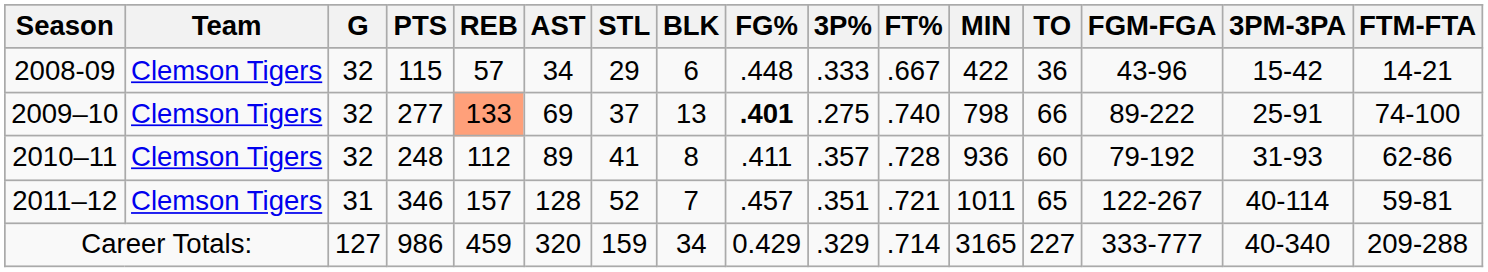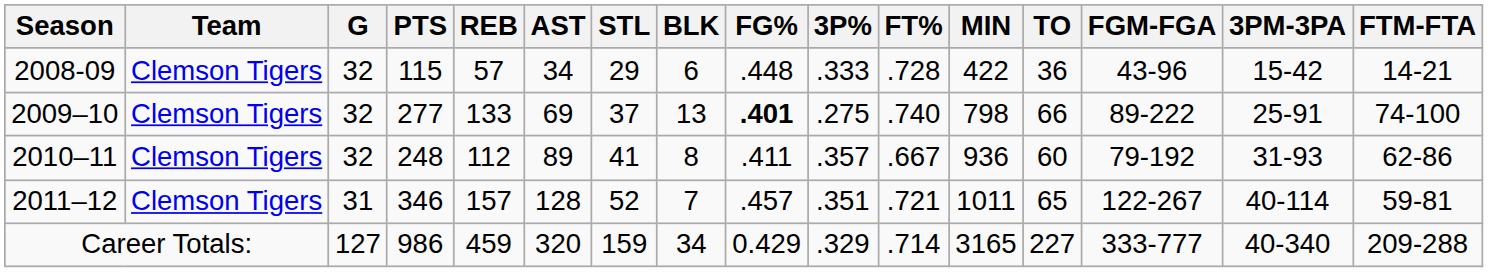(914, 69) .667 -> (914, 69) .728
(489, 113) lightsalmon background -> (489, 113) no background
(914, 157) .728 -> (914, 157) .667
